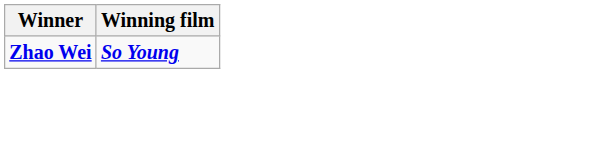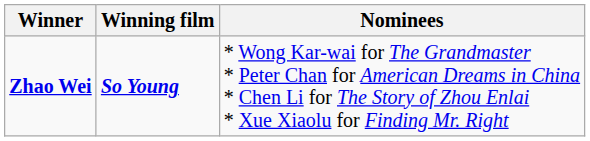+ column: (402, 20)
